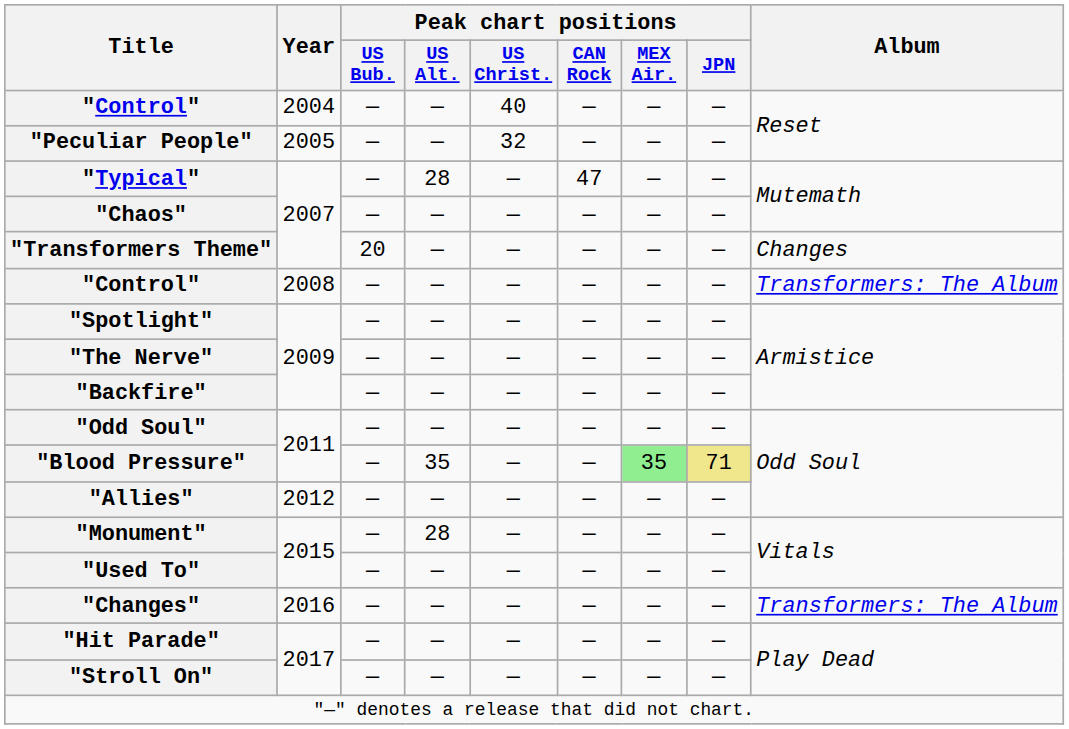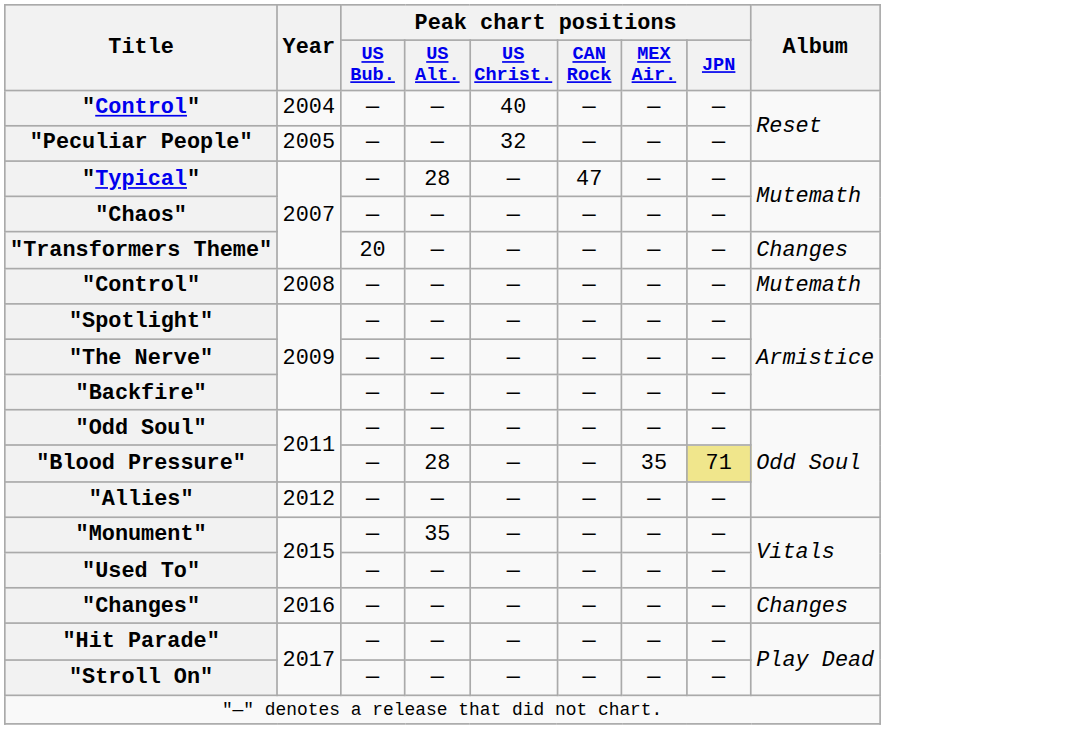(907, 286) Transformers: The Album -> (809, 286) Mutemath
(437, 464) 35 -> (437, 464) 28
(654, 464) lightgreen background -> (654, 464) no background
(437, 535) 28 -> (437, 535) 35
(907, 606) Transformers: The Album -> (802, 606) Changes
